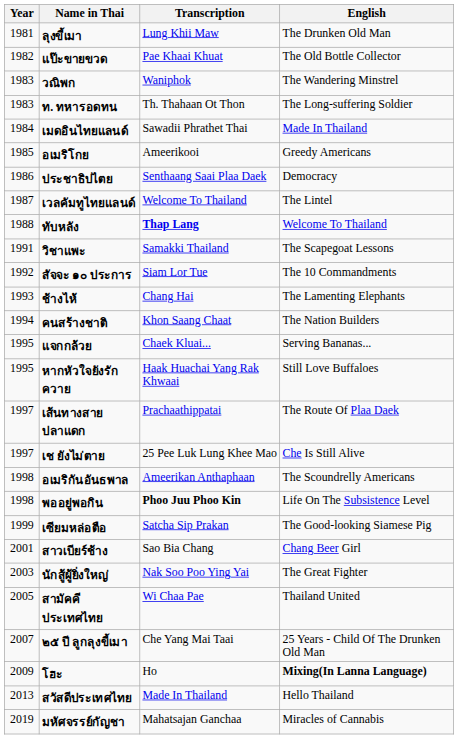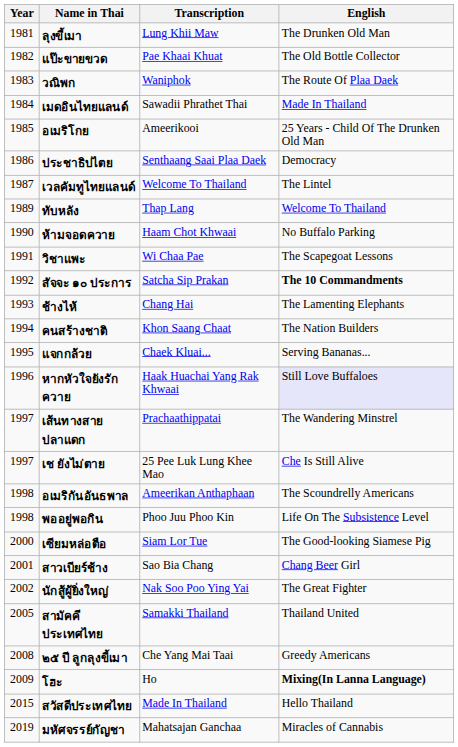(340, 80) The Wandering Minstrel -> (340, 80) The Route Of Plaa Daek
- row: (80, 107)
(327, 152) Greedy Americans -> (361, 135) 25 Years - Child Of The Drunken Old Man
(22, 224) 1988 -> (22, 208) 1989
(171, 224) bold -> (168, 208) normal
+ row: (78, 235)
(186, 248) Samakki Thailand -> (173, 256) Wi Chaa Pae
(175, 272) Siam Lor Tue -> (185, 280) Satcha Sip Prakan
(339, 272) normal -> (342, 280) bold
(22, 368) 1995 -> (22, 376) 1996
(330, 368) no background -> (330, 376) lavender background
(341, 410) The Route Of Plaa Daek -> (340, 418) The Wandering Minstrel
(192, 500) bold -> (188, 517) normal
(22, 524) 1999 -> (22, 541) 2000
(186, 524) Satcha Sip Prakan -> (175, 541) Siam Lor Tue
(22, 572) 2003 -> (22, 589) 2002
(173, 596) Wi Chaa Pae -> (185, 613) Samakki Thailand
(22, 639) 2007 -> (22, 655) 2008
(362, 645) 25 Years - Child Of The Drunken Old Man -> (326, 655) Greedy Americans
(22, 695) 2013 -> (22, 703) 2015
